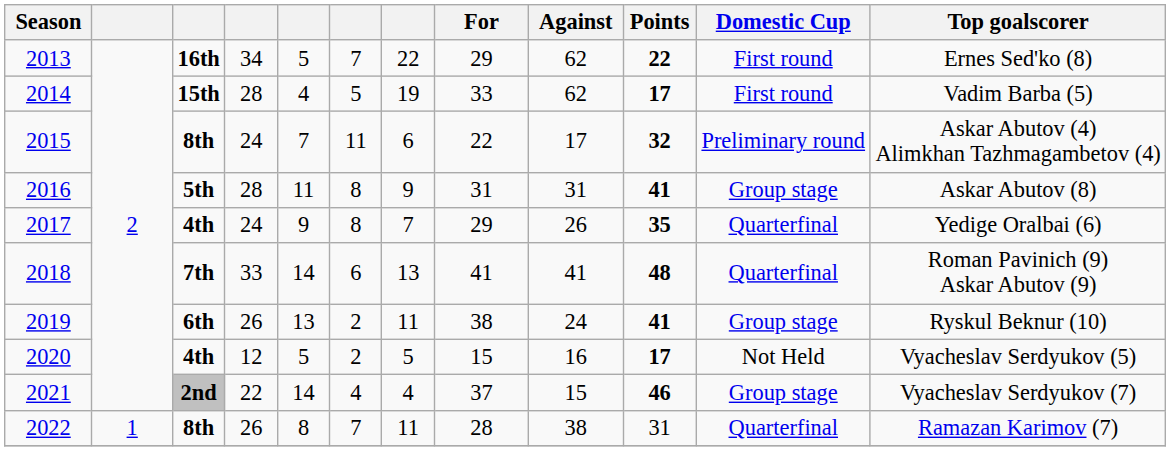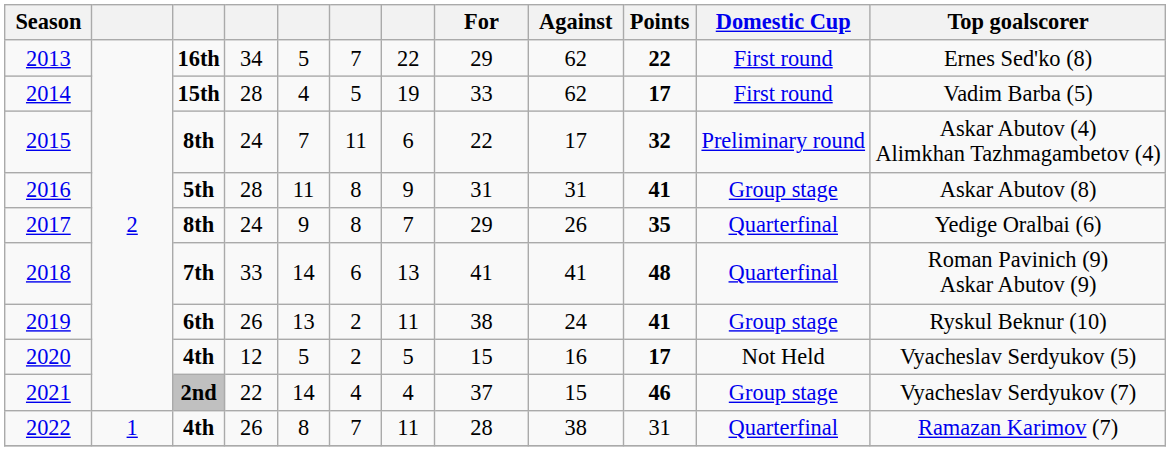(199, 225) 4th -> (199, 225) 8th
(199, 427) 8th -> (199, 427) 4th
